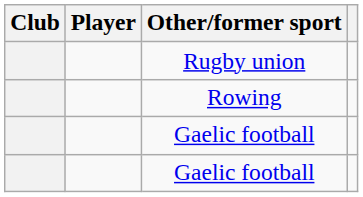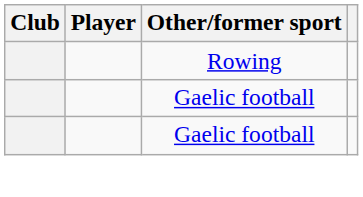- row: (35, 61)
